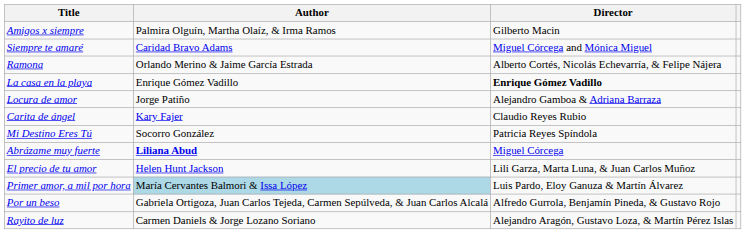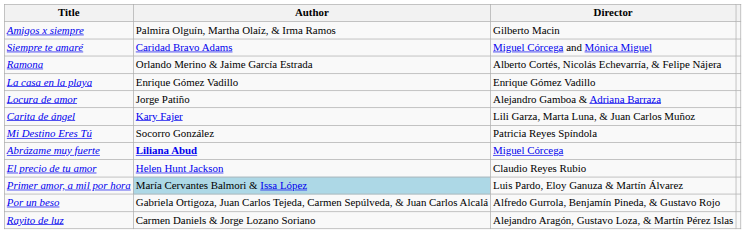(547, 82) bold -> (544, 82) normal
(540, 116) Claudio Reyes Rubio -> (594, 116) Lili Garza, Marta Luna, & Juan Carlos Muñoz
(594, 168) Lili Garza, Marta Luna, & Juan Carlos Muñoz -> (540, 168) Claudio Reyes Rubio
